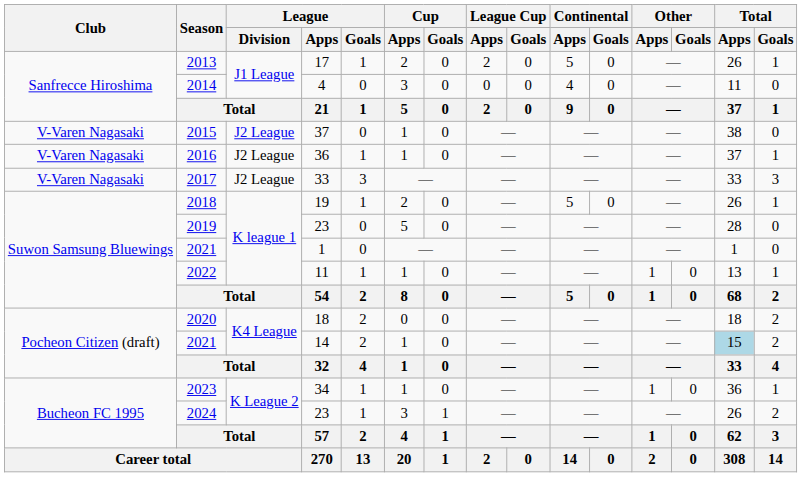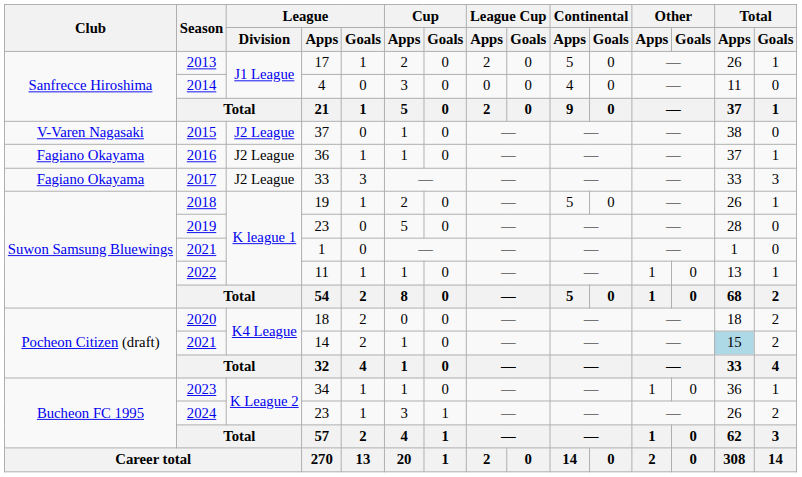(90, 156) V-Varen Nagasaki -> (90, 156) Fagiano Okayama
(90, 179) V-Varen Nagasaki -> (90, 179) Fagiano Okayama
